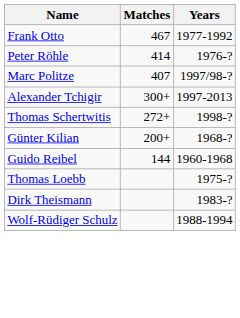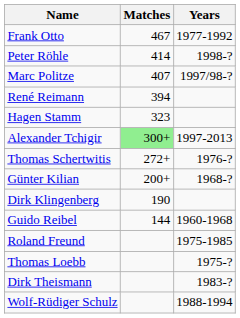(214, 55) 1976-? -> (214, 55) 1998-?
+ row: (46, 96)
+ row: (44, 117)
(157, 96) no background -> (157, 138) lightgreen background
(214, 117) 1998-? -> (214, 158) 1976-?
+ row: (53, 199)
+ row: (46, 240)
